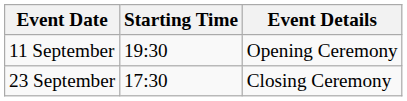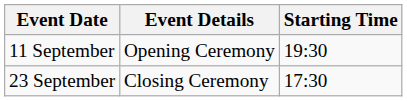columns swapped: (181, 19) <-> (322, 19)
